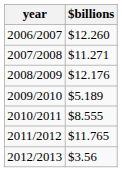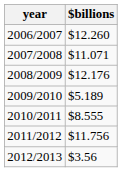(89, 55) $11.271 -> (89, 55) $11.071
(89, 136) $11.765 -> (89, 136) $11.756
